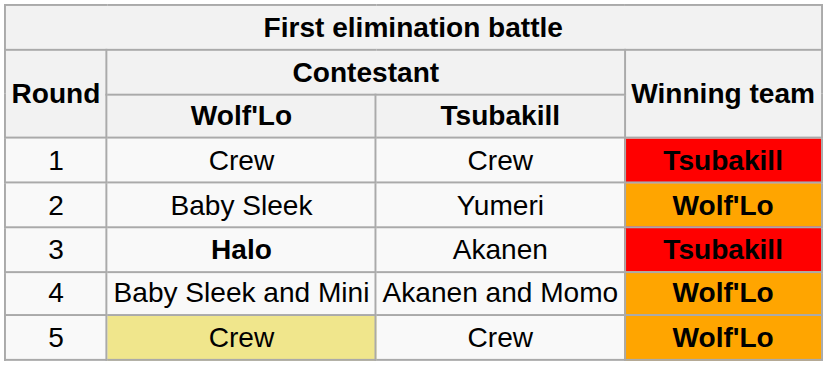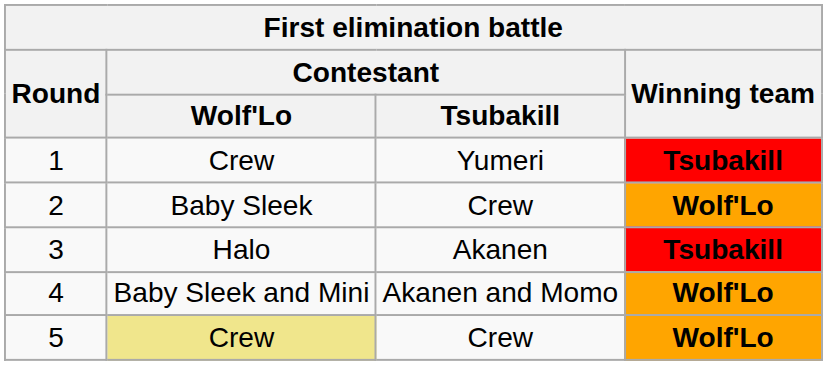(500, 161) Crew -> (500, 161) Yumeri
(500, 205) Yumeri -> (500, 205) Crew
(241, 249) bold -> (241, 249) normal
